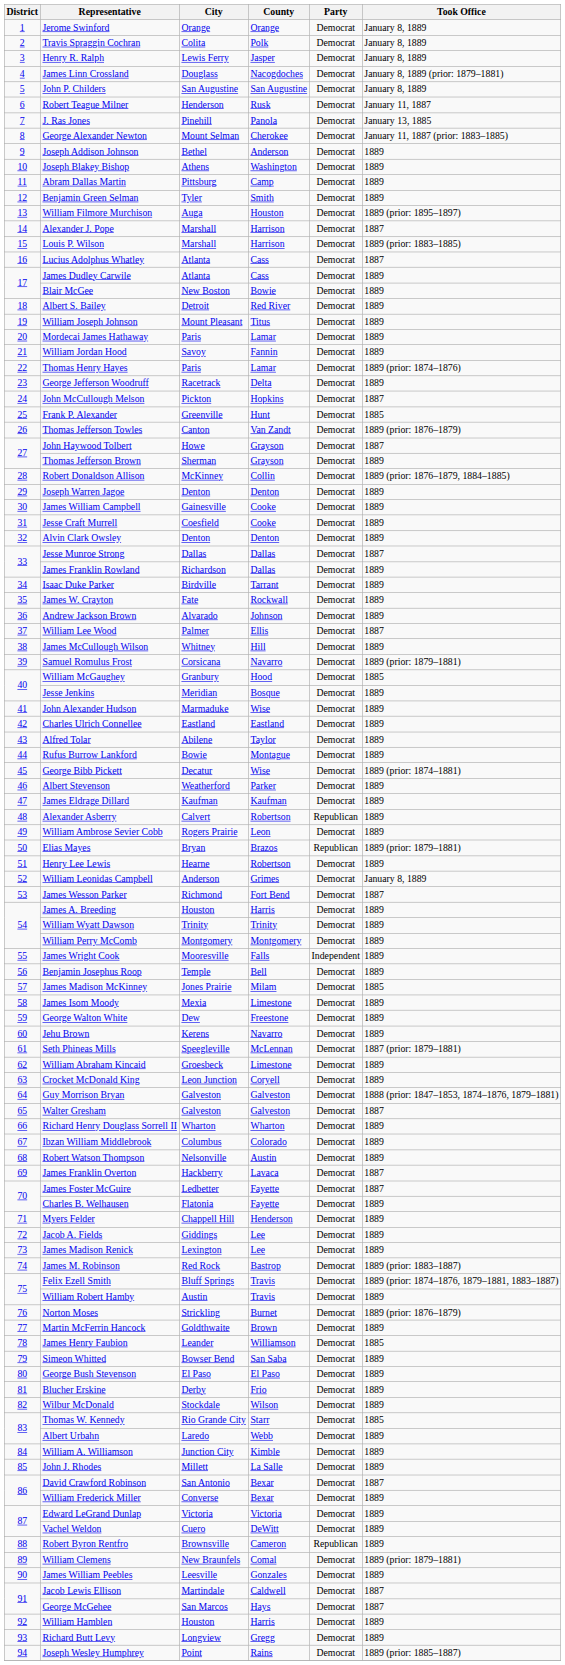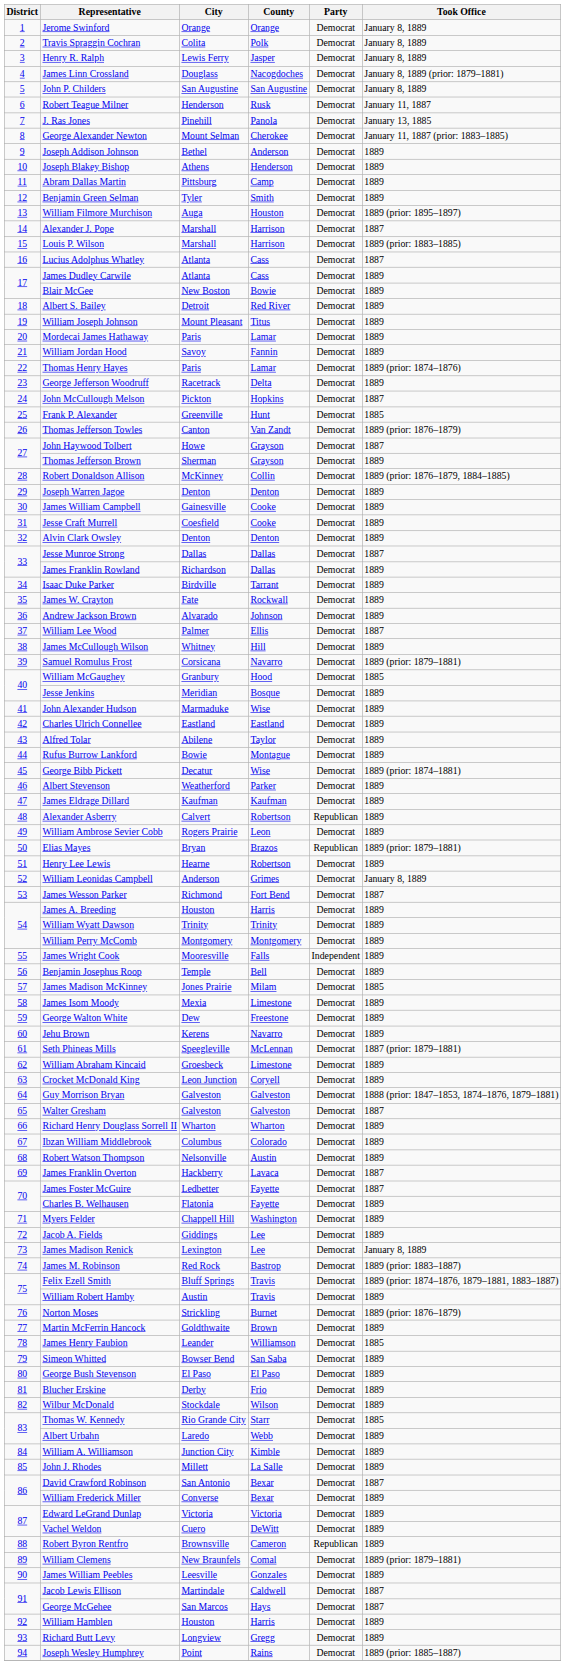(274, 167) Washington -> (272, 167) Henderson
(272, 1219) Henderson -> (274, 1219) Washington
(374, 1250) 1889 -> (395, 1250) January 8, 1889
